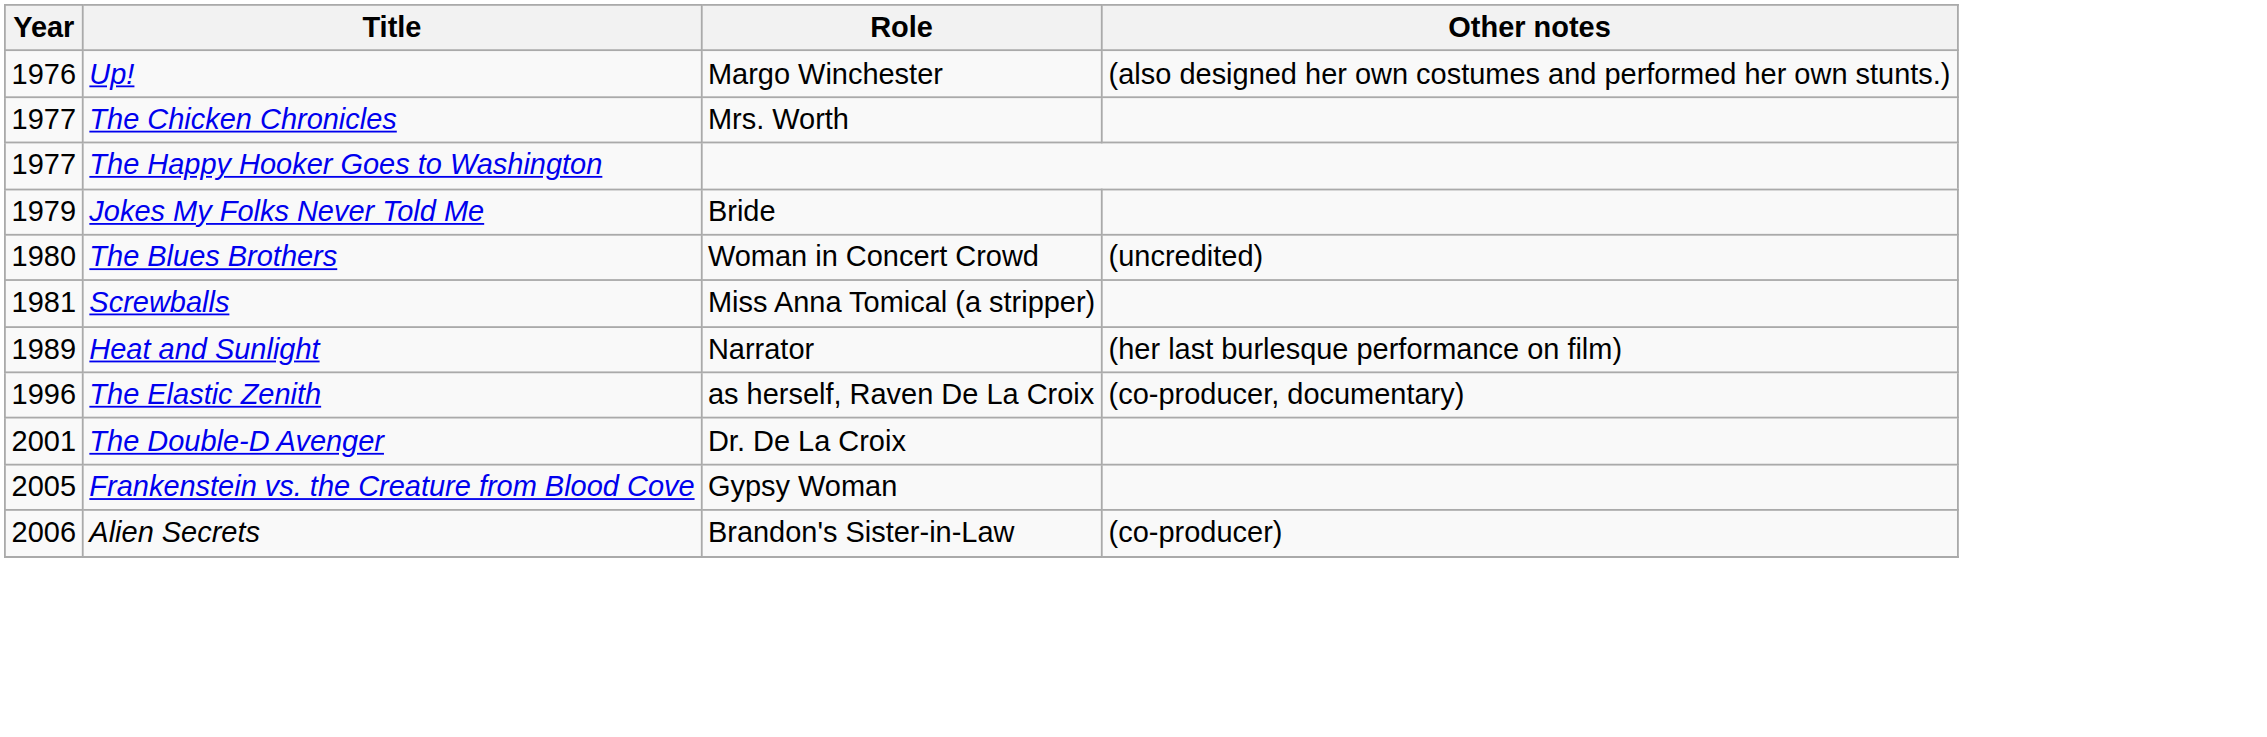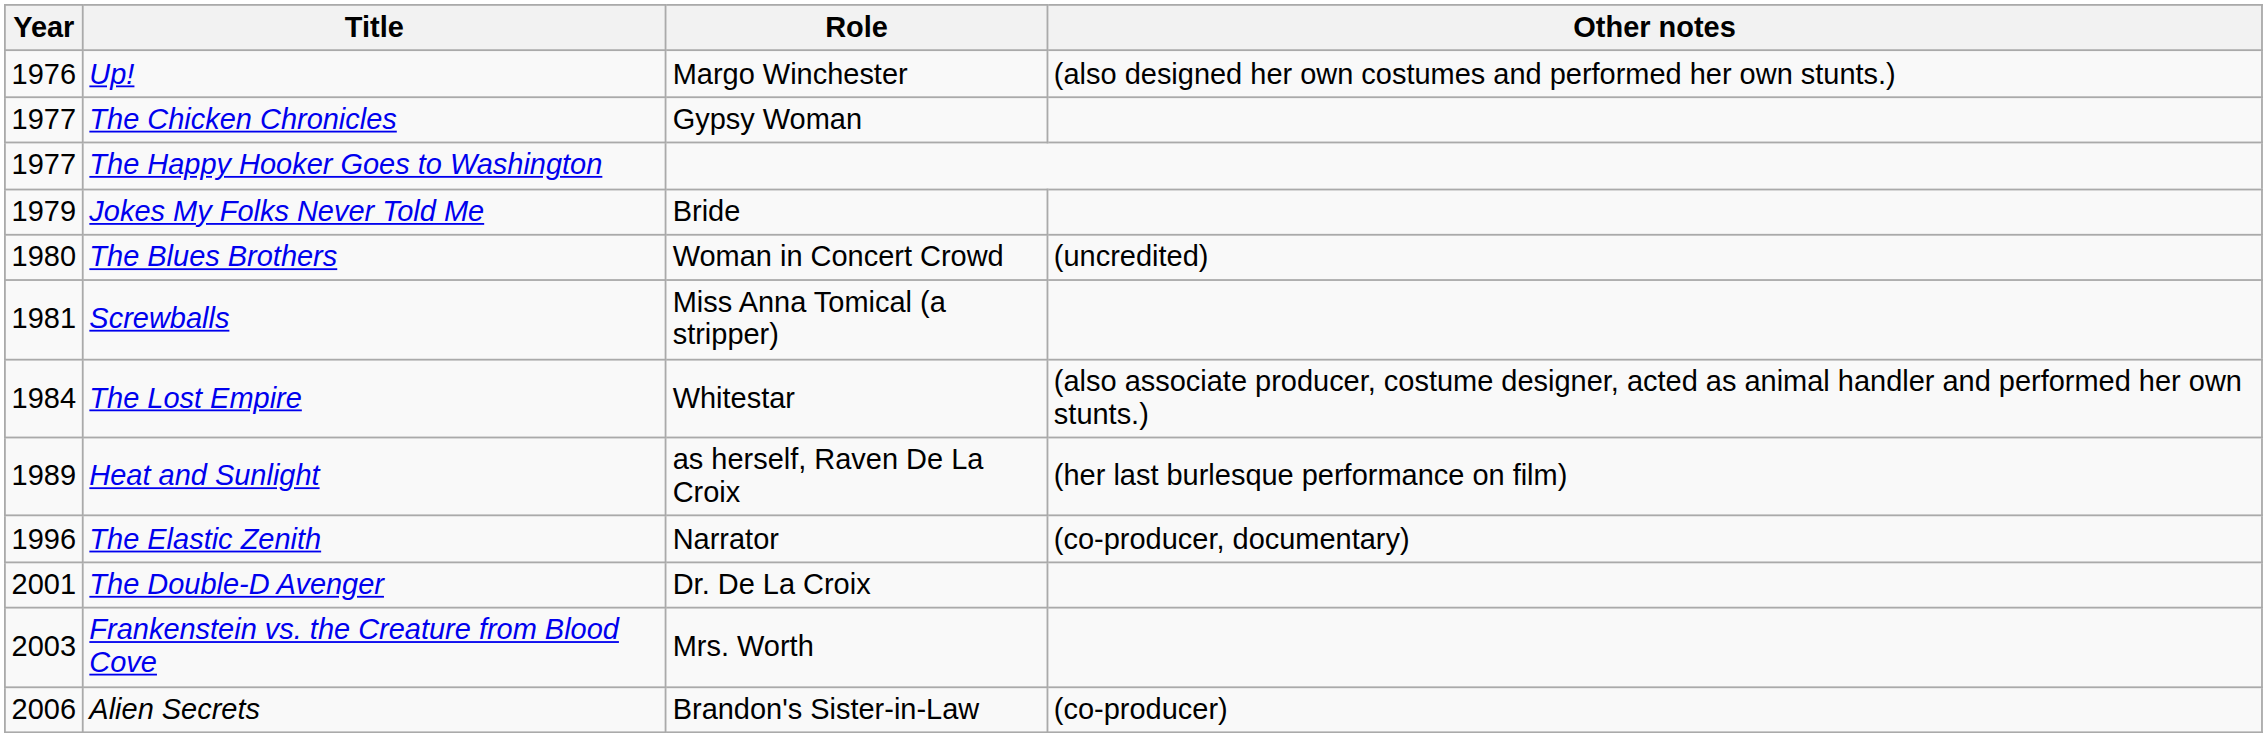(778, 119) Mrs. Worth -> (767, 119) Gypsy Woman
+ row: (196, 397)
(761, 348) Narrator -> (828, 476) as herself, Raven De La Croix
(901, 394) as herself, Raven De La Croix -> (726, 538) Narrator
(44, 486) 2005 -> (44, 646) 2003
(803, 486) Gypsy Woman -> (743, 646) Mrs. Worth
